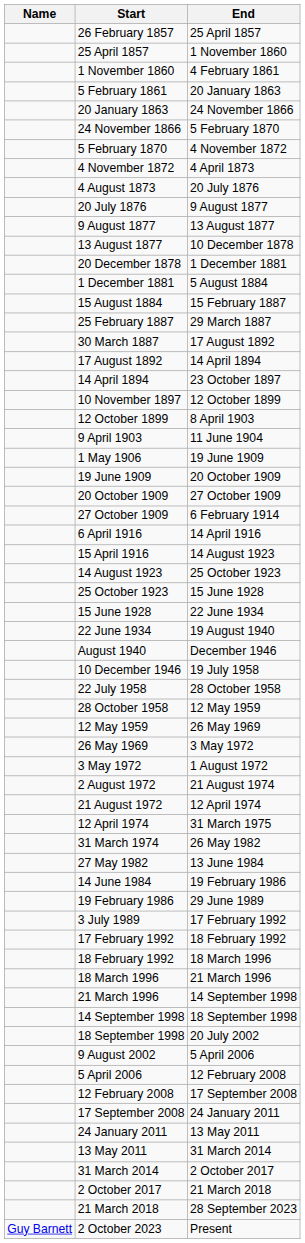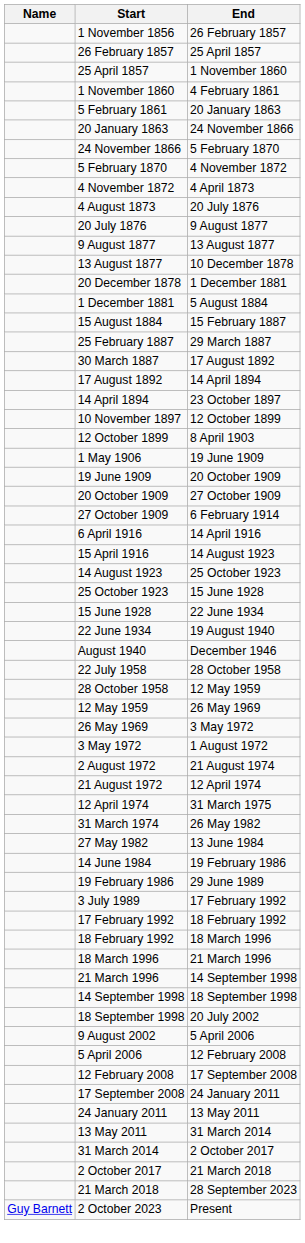+ row: (126, 33)
- row: (110, 438)
- row: (129, 669)
